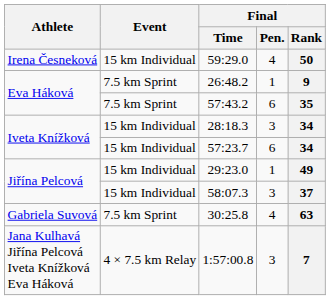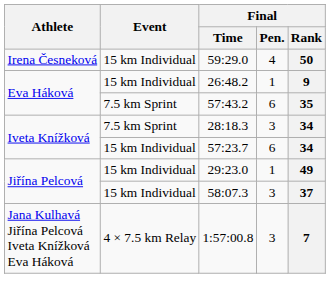(140, 82) 7.5 km Sprint -> (150, 82) 15 km Individual
(150, 126) 15 km Individual -> (140, 126) 7.5 km Sprint
- row: (228, 214)
